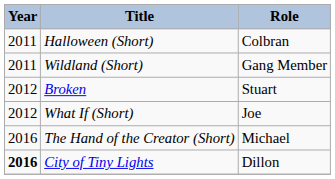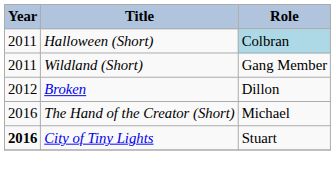(265, 41) no background -> (265, 41) lightblue background
(259, 89) Stuart -> (260, 89) Dillon
- row: (89, 114)
(260, 162) Dillon -> (259, 138) Stuart
